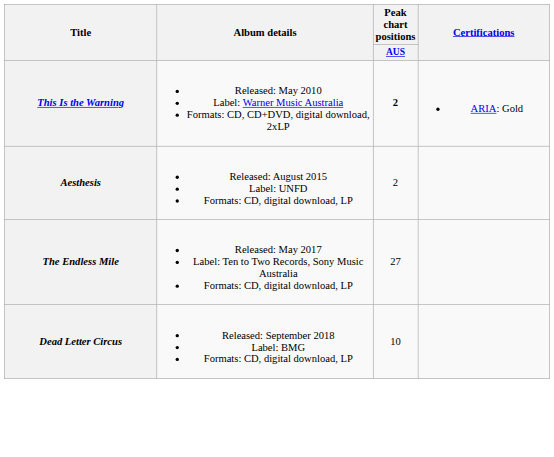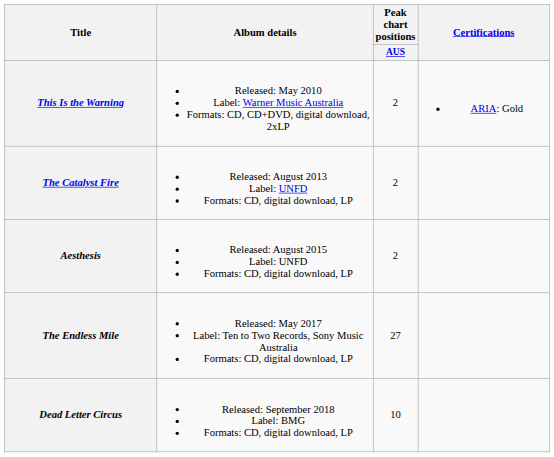(395, 103) bold -> (395, 103) normal
+ row: (81, 182)
